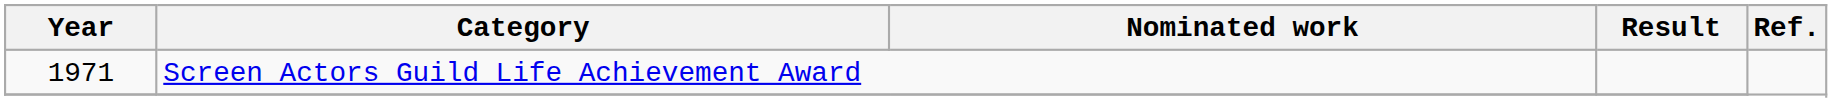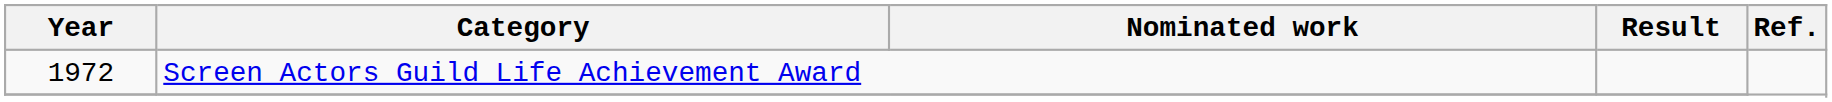(81, 73) 1971 -> (81, 73) 1972
